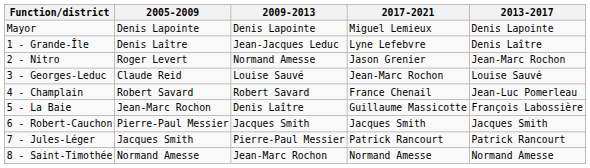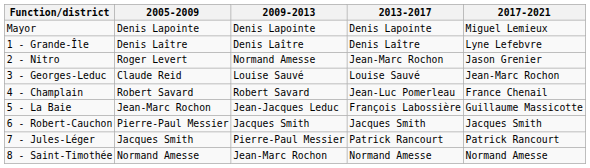columns swapped: (527, 12) <-> (408, 12)
(286, 44) Jean-Jacques Leduc -> (268, 44) Denis Laître
(268, 108) Denis Laître -> (286, 108) Jean-Jacques Leduc
